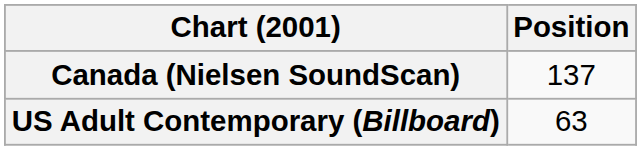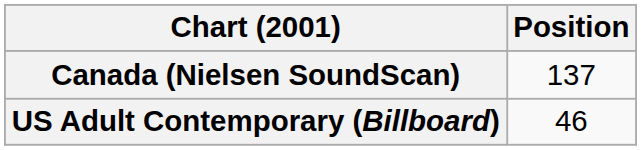(571, 121) 63 -> (571, 121) 46
